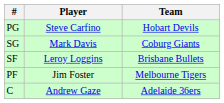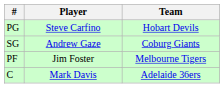(73, 43) Mark Davis -> (73, 43) Andrew Gaze
- row: (12, 59)
(73, 91) Andrew Gaze -> (73, 75) Mark Davis
